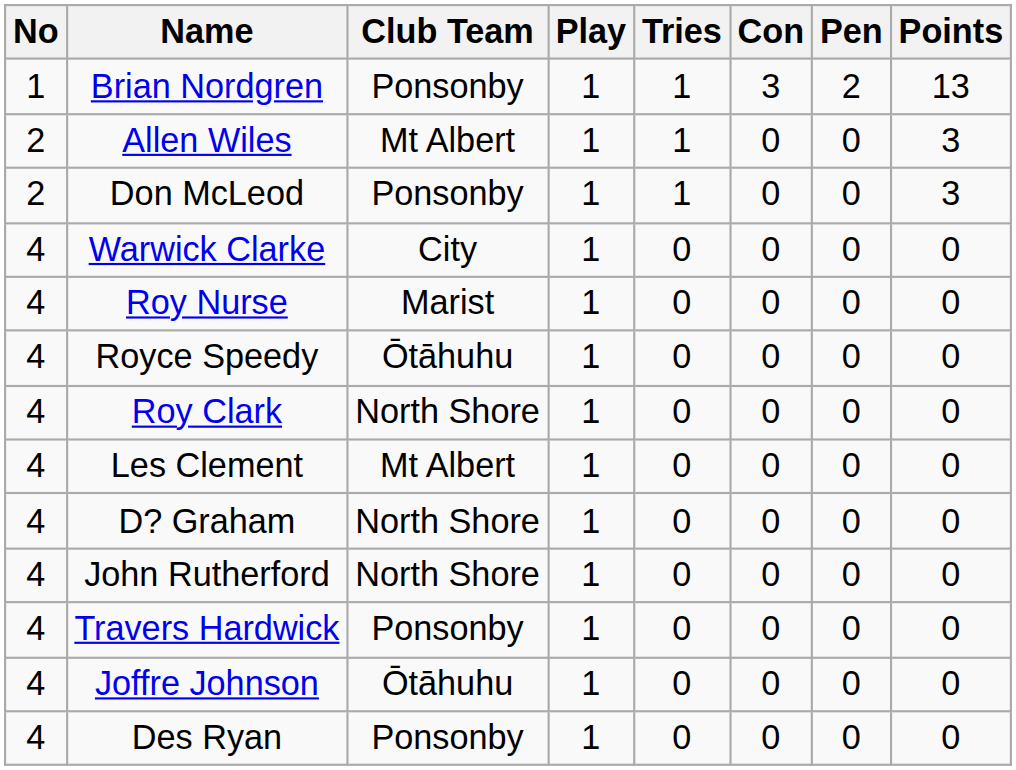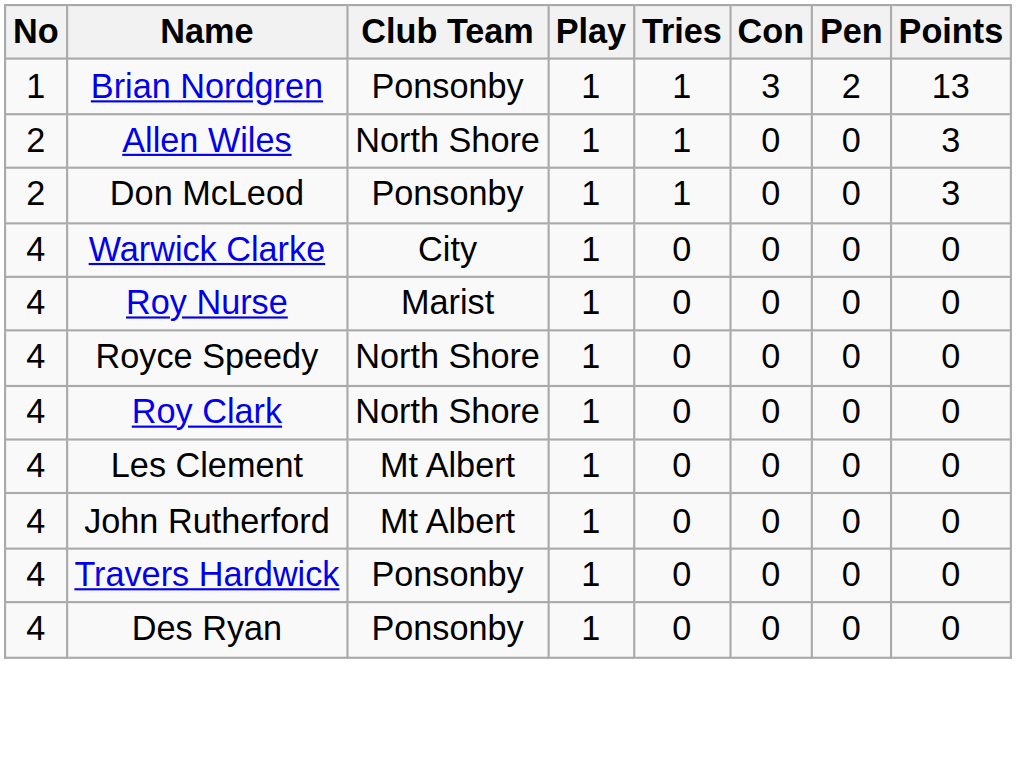(448, 140) Mt Albert -> (448, 140) North Shore
(448, 357) Ōtāhuhu -> (448, 357) North Shore
- row: (207, 520)
(448, 574) North Shore -> (448, 520) Mt Albert
- row: (207, 683)
